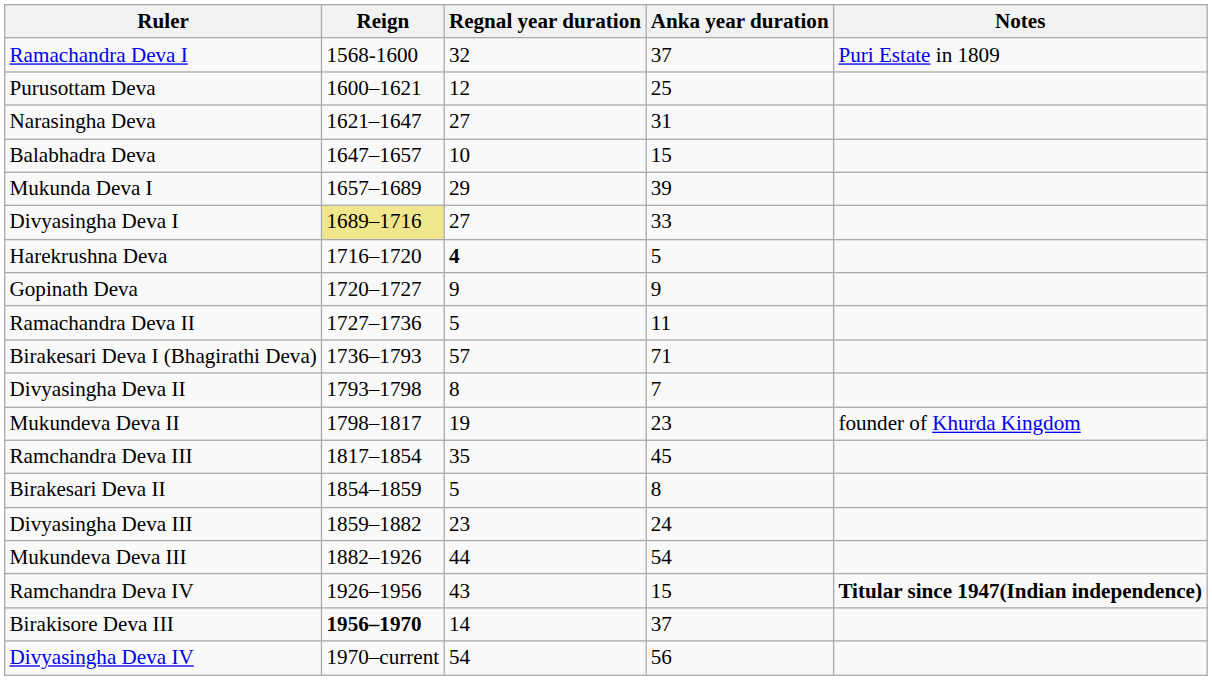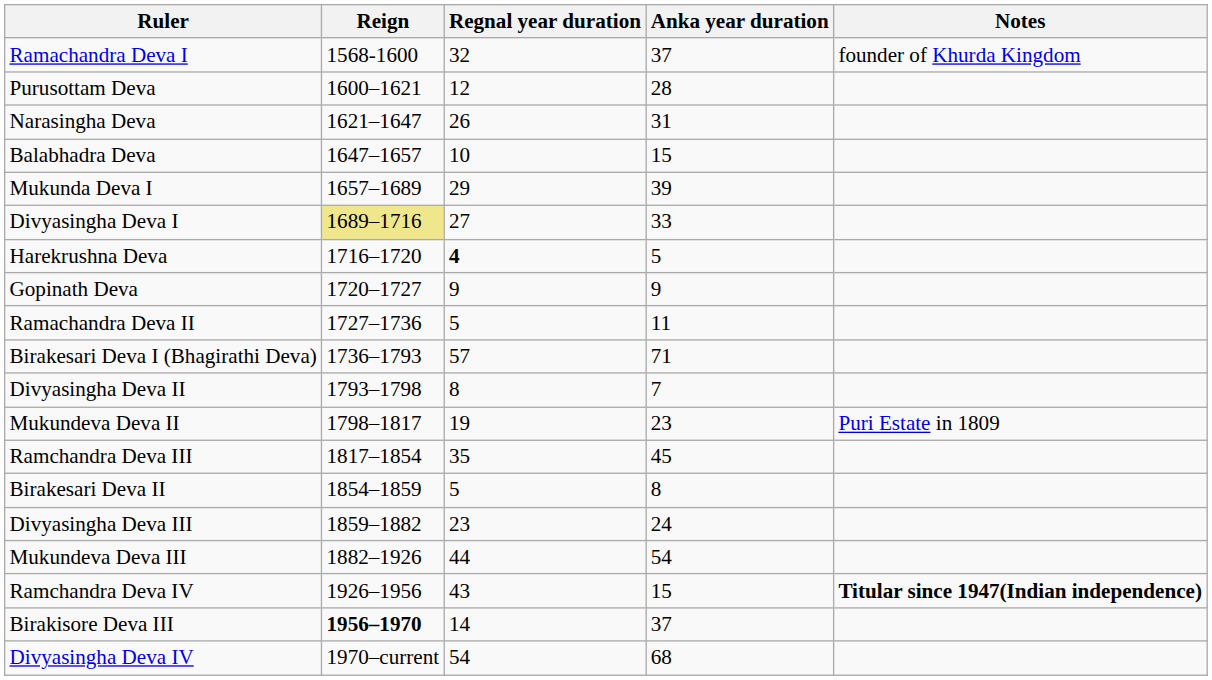(919, 54) Puri Estate in 1809 -> (960, 54) founder of Khurda Kingdom
(661, 88) 25 -> (661, 88) 28
(459, 121) 27 -> (459, 121) 26
(960, 423) founder of Khurda Kingdom -> (919, 423) Puri Estate in 1809
(661, 657) 56 -> (661, 657) 68
